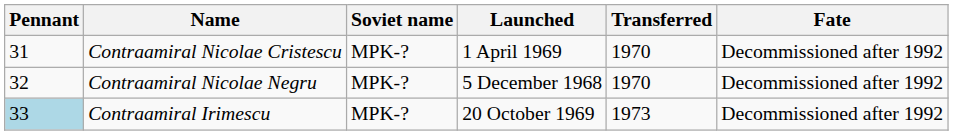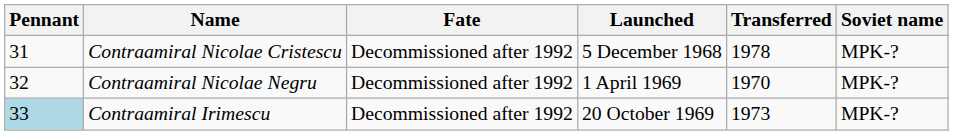columns swapped: (402, 20) <-> (832, 20)
(512, 51) 1 April 1969 -> (652, 51) 5 December 1968
(631, 51) 1970 -> (751, 51) 1978
(532, 82) 5 December 1968 -> (632, 82) 1 April 1969
